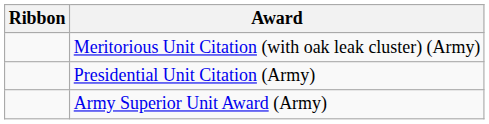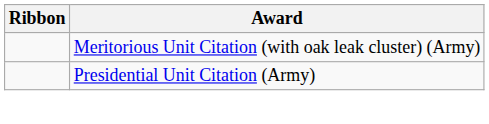- row: (200, 103)
